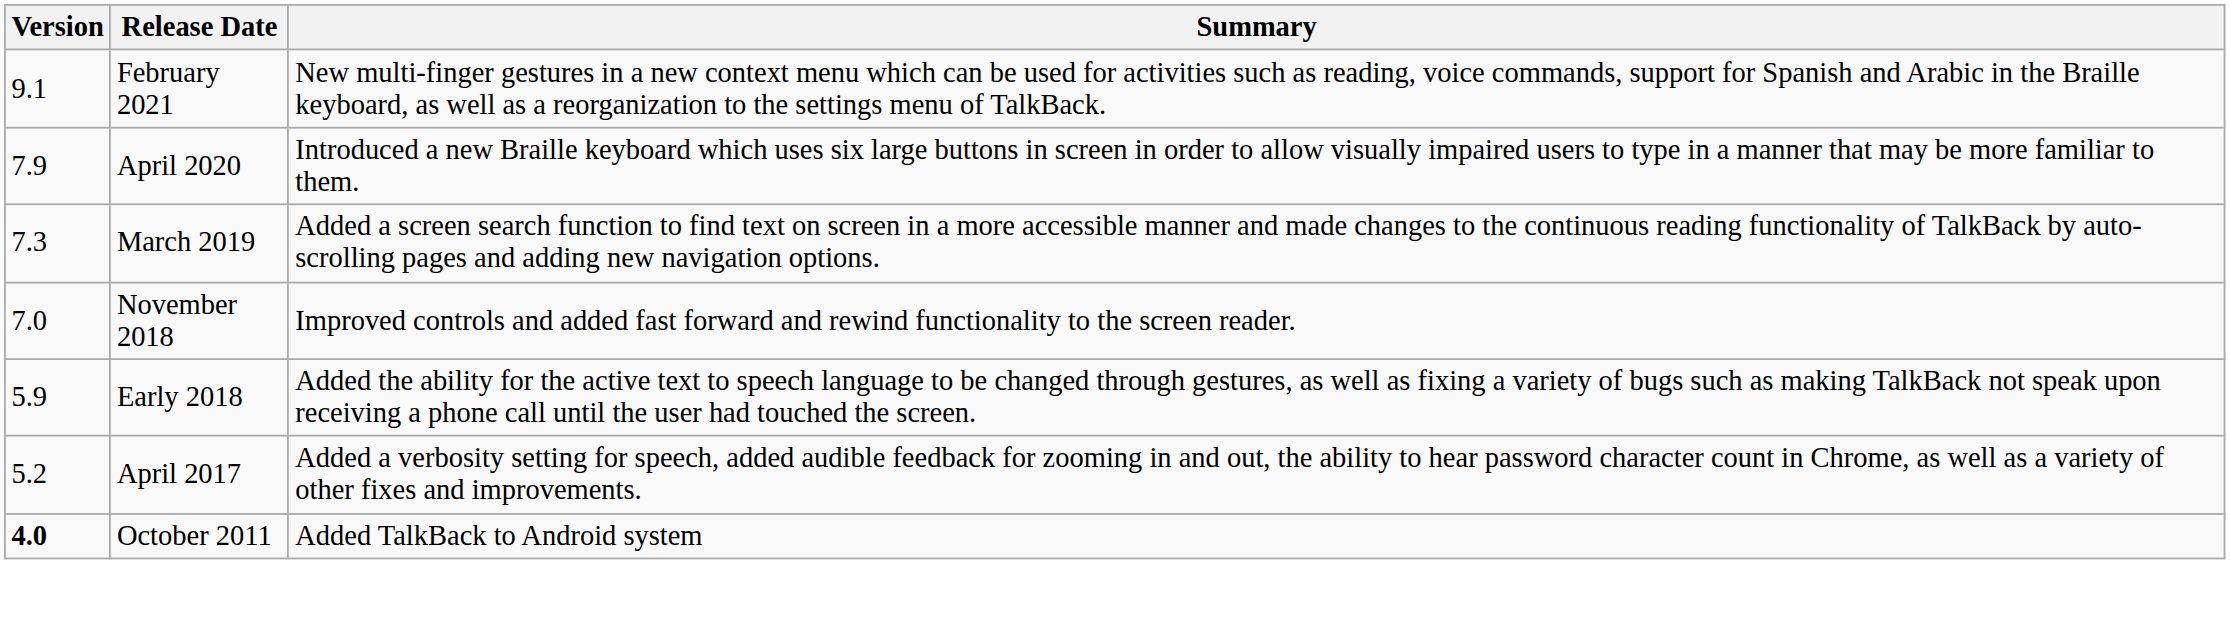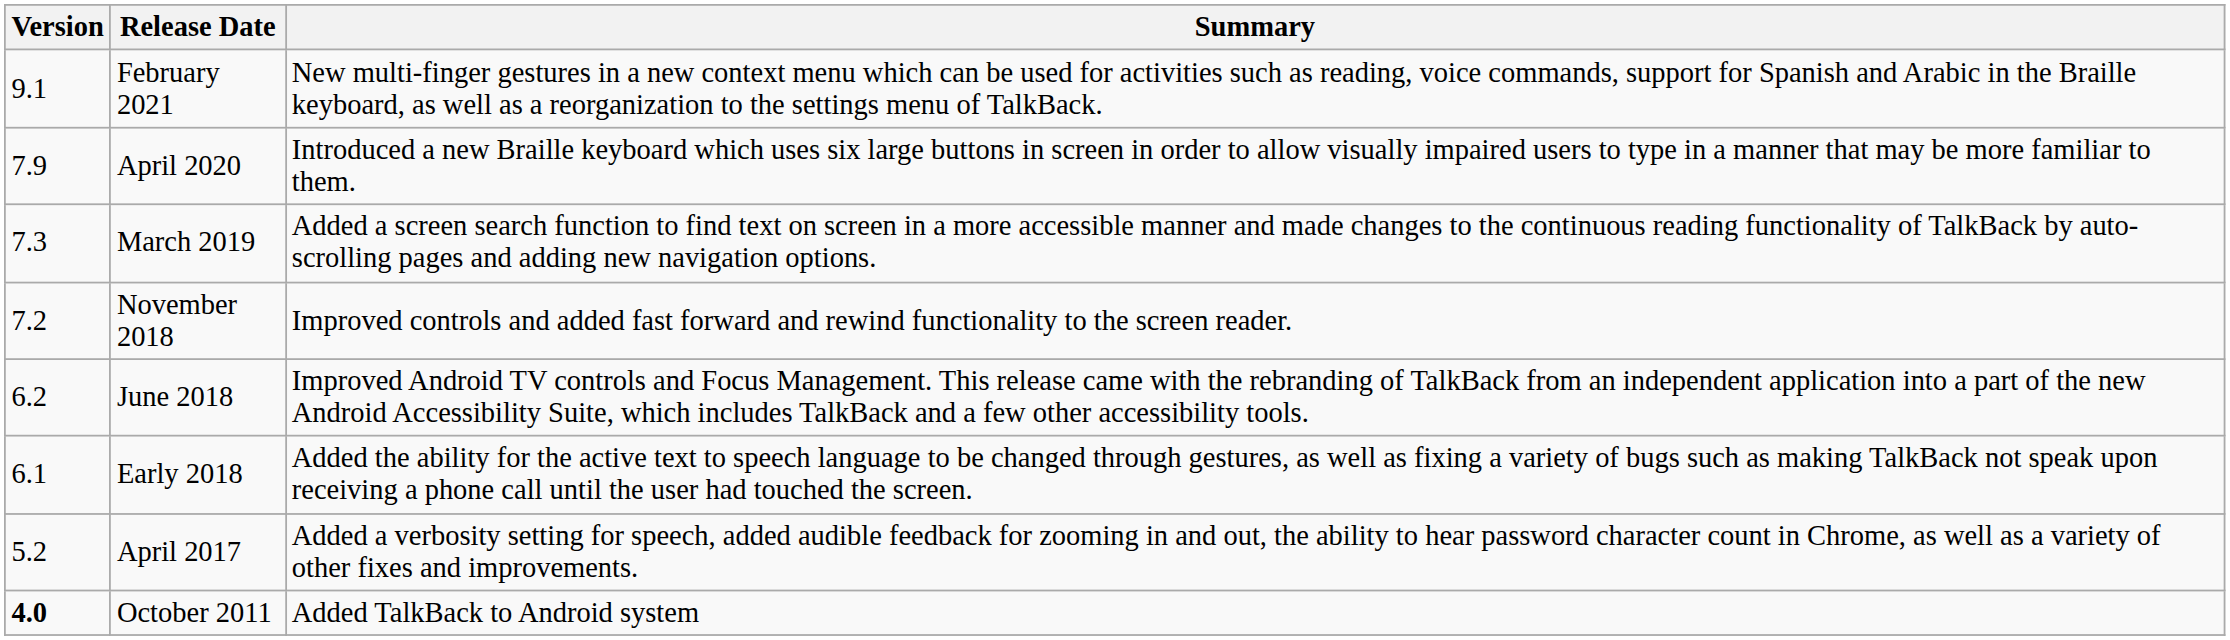(29, 319) 7.0 -> (29, 319) 7.2
+ row: (175, 397)
(29, 397) 5.9 -> (29, 474) 6.1
